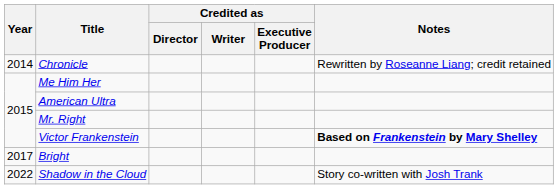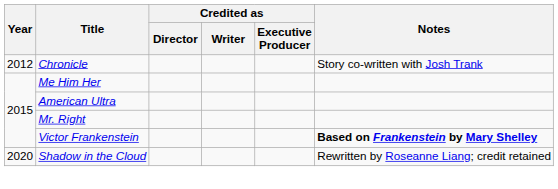(20, 63) 2014 -> (20, 63) 2012
(434, 63) Rewritten by Roseanne Liang; credit retained -> (400, 63) Story co-written with Josh Trank
- row: (54, 156)
(20, 175) 2022 -> (20, 156) 2020
(400, 175) Story co-written with Josh Trank -> (434, 156) Rewritten by Roseanne Liang; credit retained
